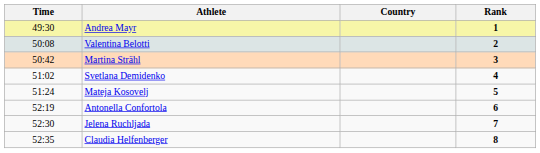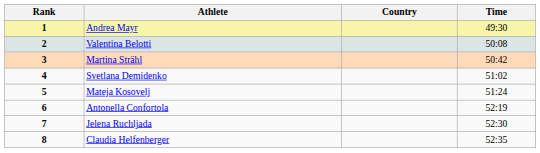columns swapped: (496, 12) <-> (43, 12)
